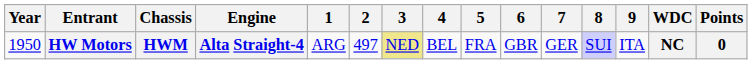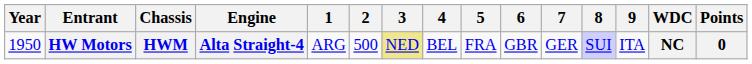(366, 45) 497 -> (366, 45) 500
